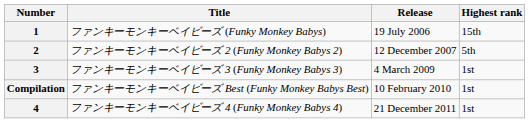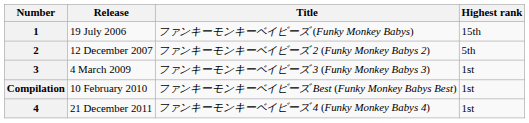columns swapped: (415, 13) <-> (219, 13)
